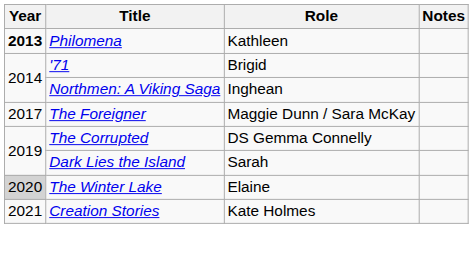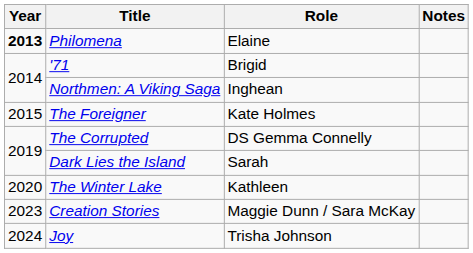(258, 41) Kathleen -> (249, 41) Elaine
(25, 114) 2017 -> (25, 114) 2015
(321, 114) Maggie Dunn / Sara McKay -> (271, 114) Kate Holmes
(25, 187) lightgrey background -> (25, 187) no background
(249, 187) Elaine -> (258, 187) Kathleen
(25, 211) 2021 -> (25, 211) 2023
(271, 211) Kate Holmes -> (321, 211) Maggie Dunn / Sara McKay
+ row: (61, 235)
